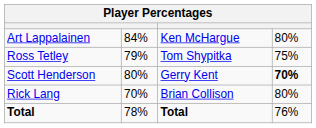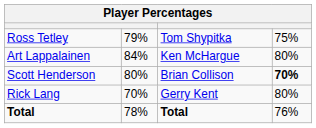rows swapped: (49, 38) <-> (38, 56)
(189, 75) Gerry Kent -> (197, 75) Brian Collison
(197, 94) Brian Collison -> (189, 94) Gerry Kent
